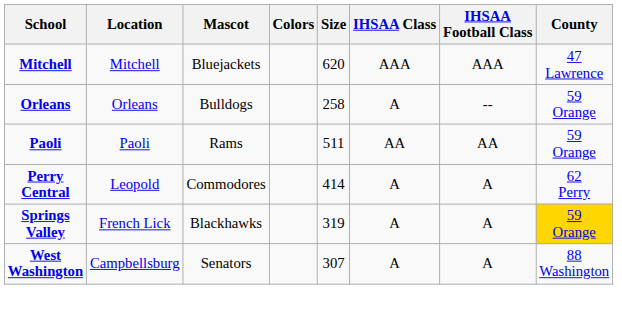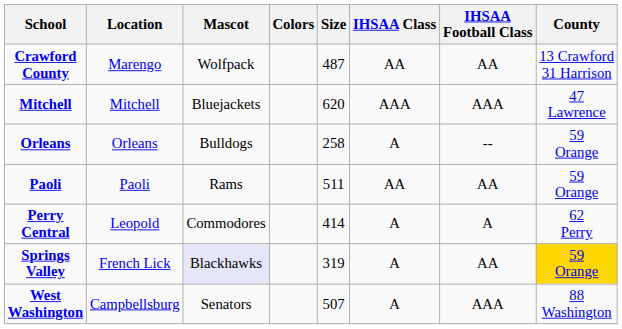+ row: (45, 64)
(226, 223) no background -> (226, 263) lavender background
(488, 223) A -> (488, 263) AA
(334, 263) 307 -> (334, 303) 507
(488, 263) A -> (488, 303) AAA
